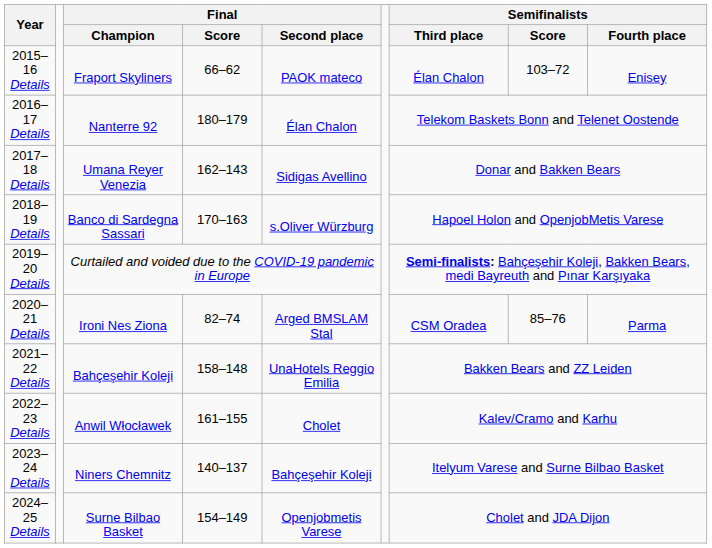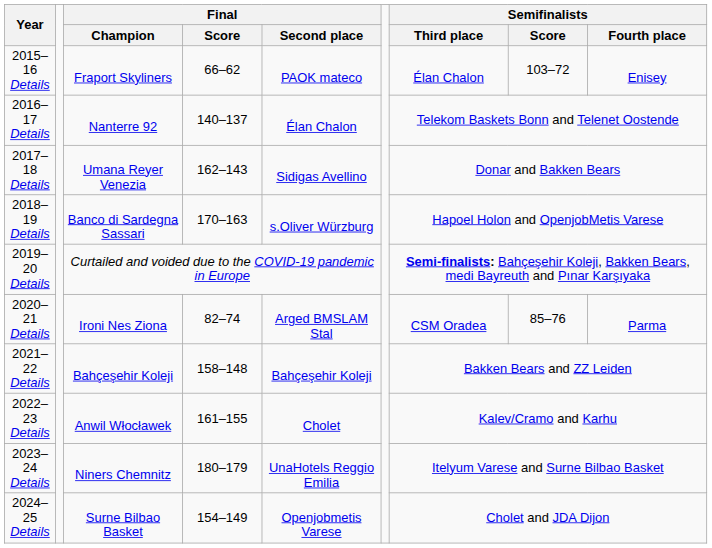(222, 120) 180–179 -> (222, 120) 140–137
(322, 376) UnaHotels Reggio Emilia -> (322, 376) Bahçeşehir Koleji
(222, 468) 140–137 -> (222, 468) 180–179
(322, 475) Bahçeşehir Koleji -> (322, 475) UnaHotels Reggio Emilia
